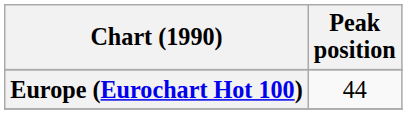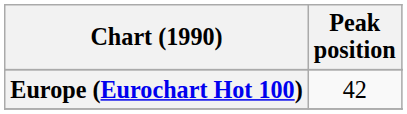(355, 89) 44 -> (355, 89) 42
